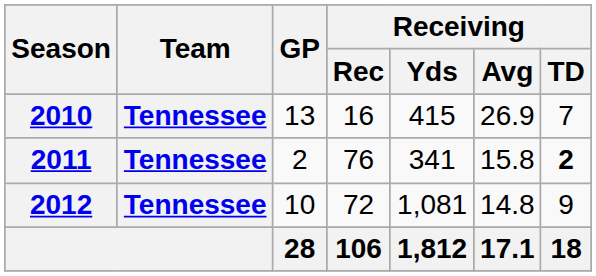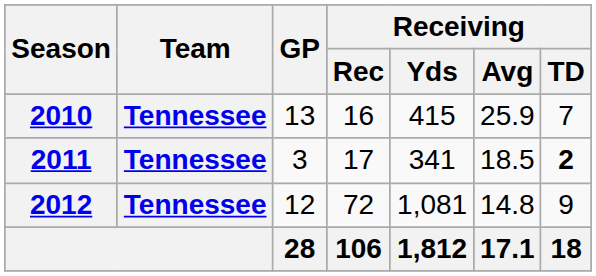(507, 115) 26.9 -> (507, 115) 25.9
(300, 159) 2 -> (300, 159) 3
(358, 159) 76 -> (358, 159) 17
(507, 159) 15.8 -> (507, 159) 18.5
(300, 204) 10 -> (300, 204) 12
